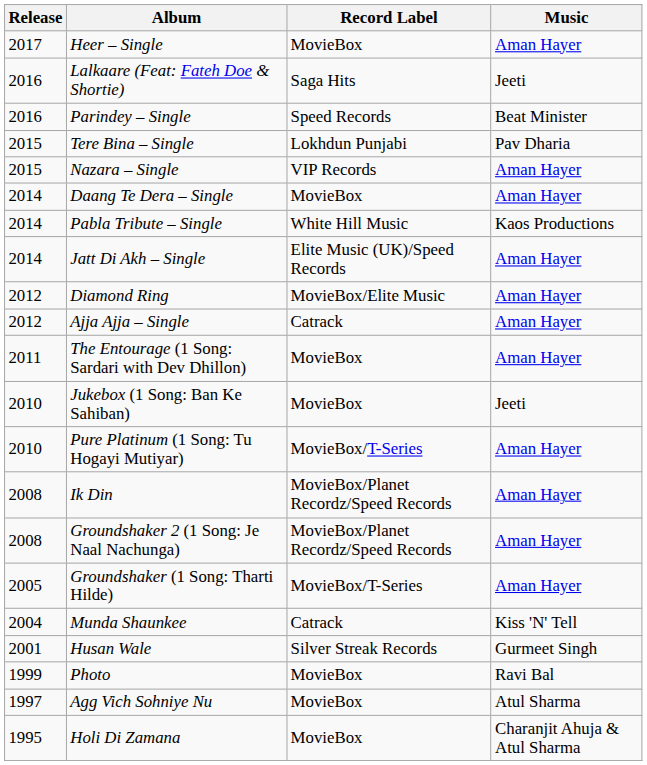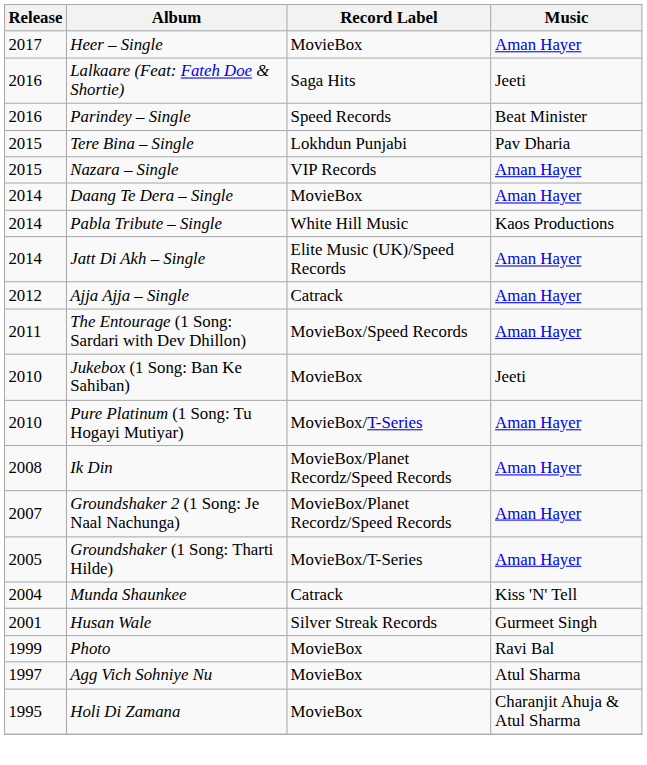- row: (119, 295)
(327, 358) MovieBox -> (379, 331) MovieBox/Speed Records
(25, 540) 2008 -> (25, 513) 2007
